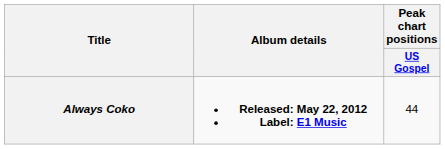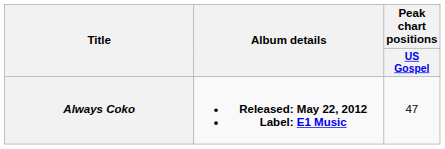(412, 110) 44 -> (412, 110) 47
